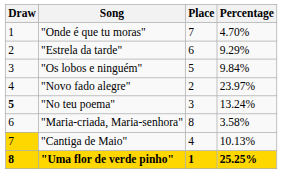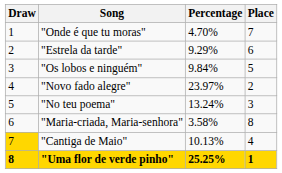columns swapped: (247, 13) <-> (201, 13)
(11, 104) bold -> (11, 104) normal
